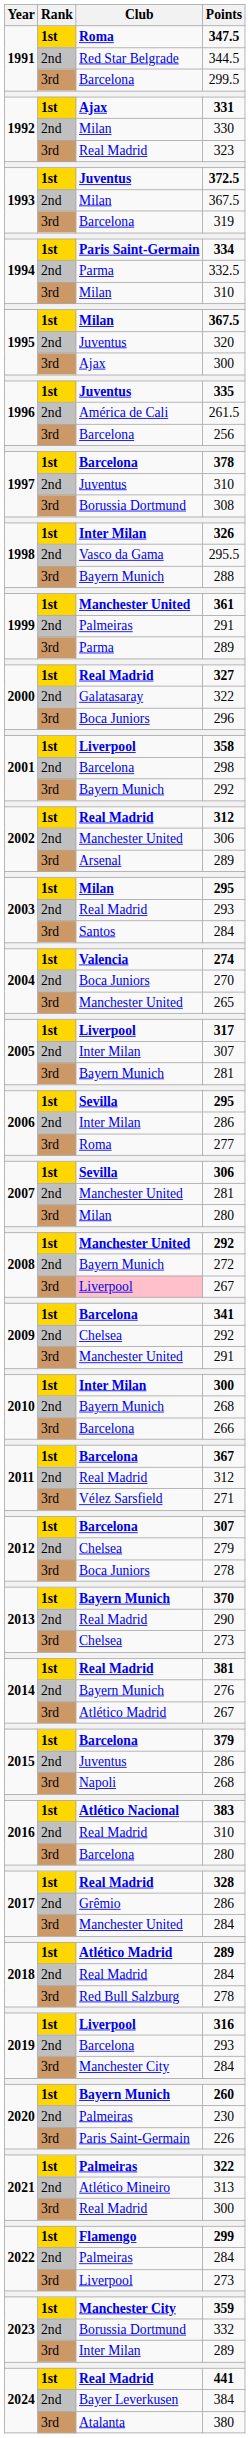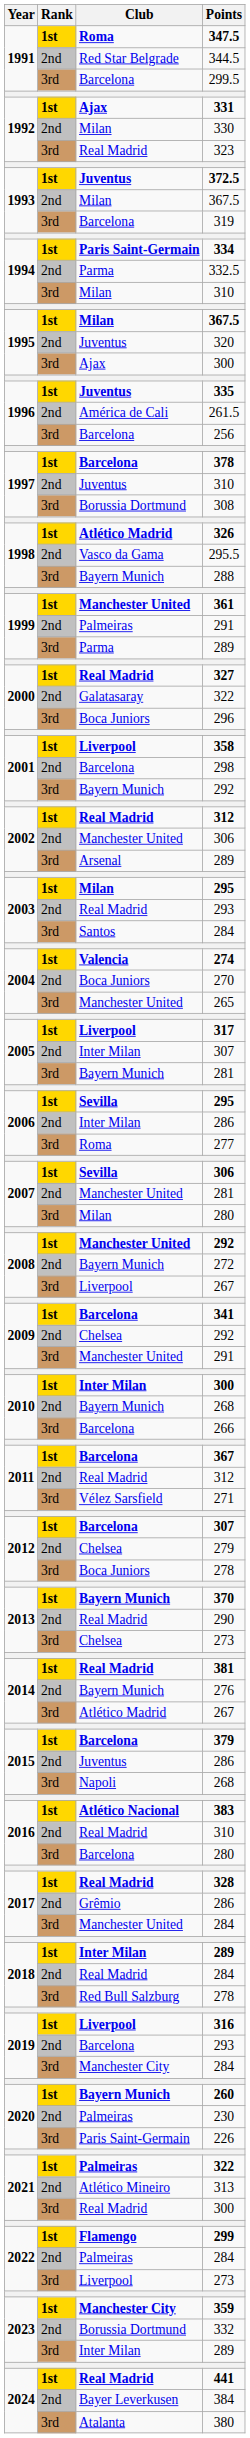(113, 533) Inter Milan -> (126, 533) Atlético Madrid
(106, 1286) pink background -> (106, 1286) no background
(126, 1953) Atlético Madrid -> (113, 1953) Inter Milan
